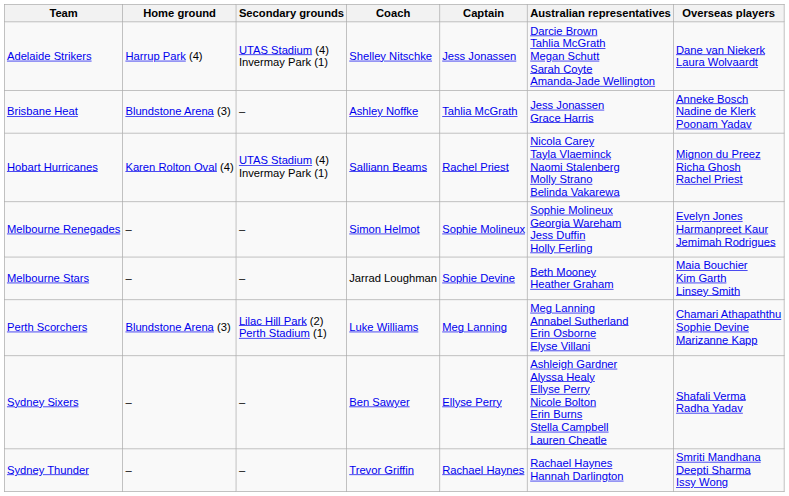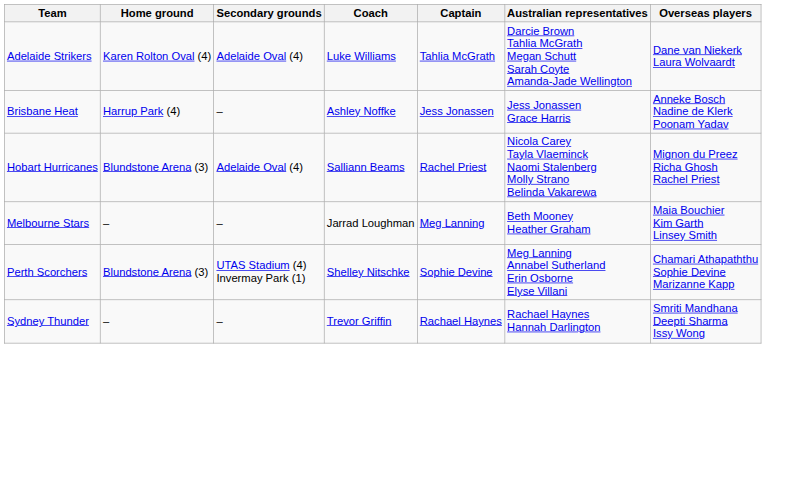(164, 56) Harrup Park (4) -> (157, 56) Karen Rolton Oval (4)
(284, 56) UTAS Stadium (4) Invermay Park (1) -> (260, 56) Adelaide Oval (4)
(391, 56) Shelley Nitschke -> (361, 56) Luke Williams
(479, 56) Jess Jonassen -> (457, 56) Tahlia McGrath
(178, 111) Blundstone Arena (3) -> (142, 111) Harrup Park (4)
(480, 111) Tahlia McGrath -> (457, 111) Jess Jonassen
(180, 167) Karen Rolton Oval (4) -> (156, 167) Blundstone Arena (3)
(284, 167) UTAS Stadium (4) Invermay Park (1) -> (260, 167) Adelaide Oval (4)
- row: (64, 229)
(479, 278) Sophie Devine -> (452, 223) Meg Lanning
(283, 327) Lilac Hill Park (2) Perth Stadium (1) -> (261, 272) UTAS Stadium (4) Invermay Park (1)
(384, 327) Luke Williams -> (368, 272) Shelley Nitschke
(475, 327) Meg Lanning -> (456, 272) Sophie Devine
- row: (43, 402)
